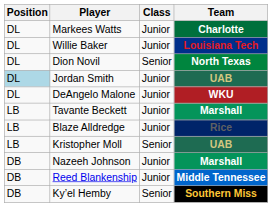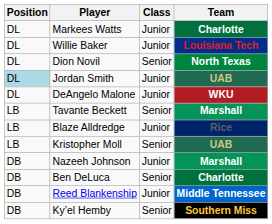(156, 111) Junior -> (157, 111) Senior
+ row: (81, 177)
